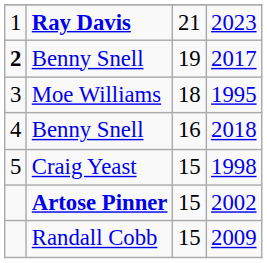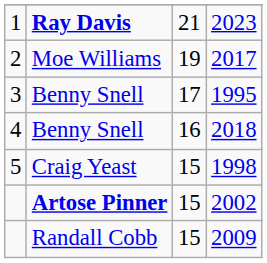(16, 58) bold -> (16, 58) normal
(88, 58) Benny Snell -> (96, 58) Moe Williams
(96, 94) Moe Williams -> (88, 94) Benny Snell
(189, 94) 18 -> (189, 94) 17
